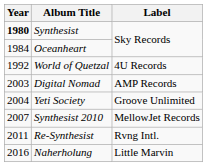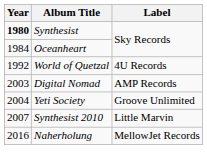(157, 118) MellowJet Records -> (144, 118) Little Marvin
- row: (64, 135)
(144, 153) Little Marvin -> (157, 135) MellowJet Records
